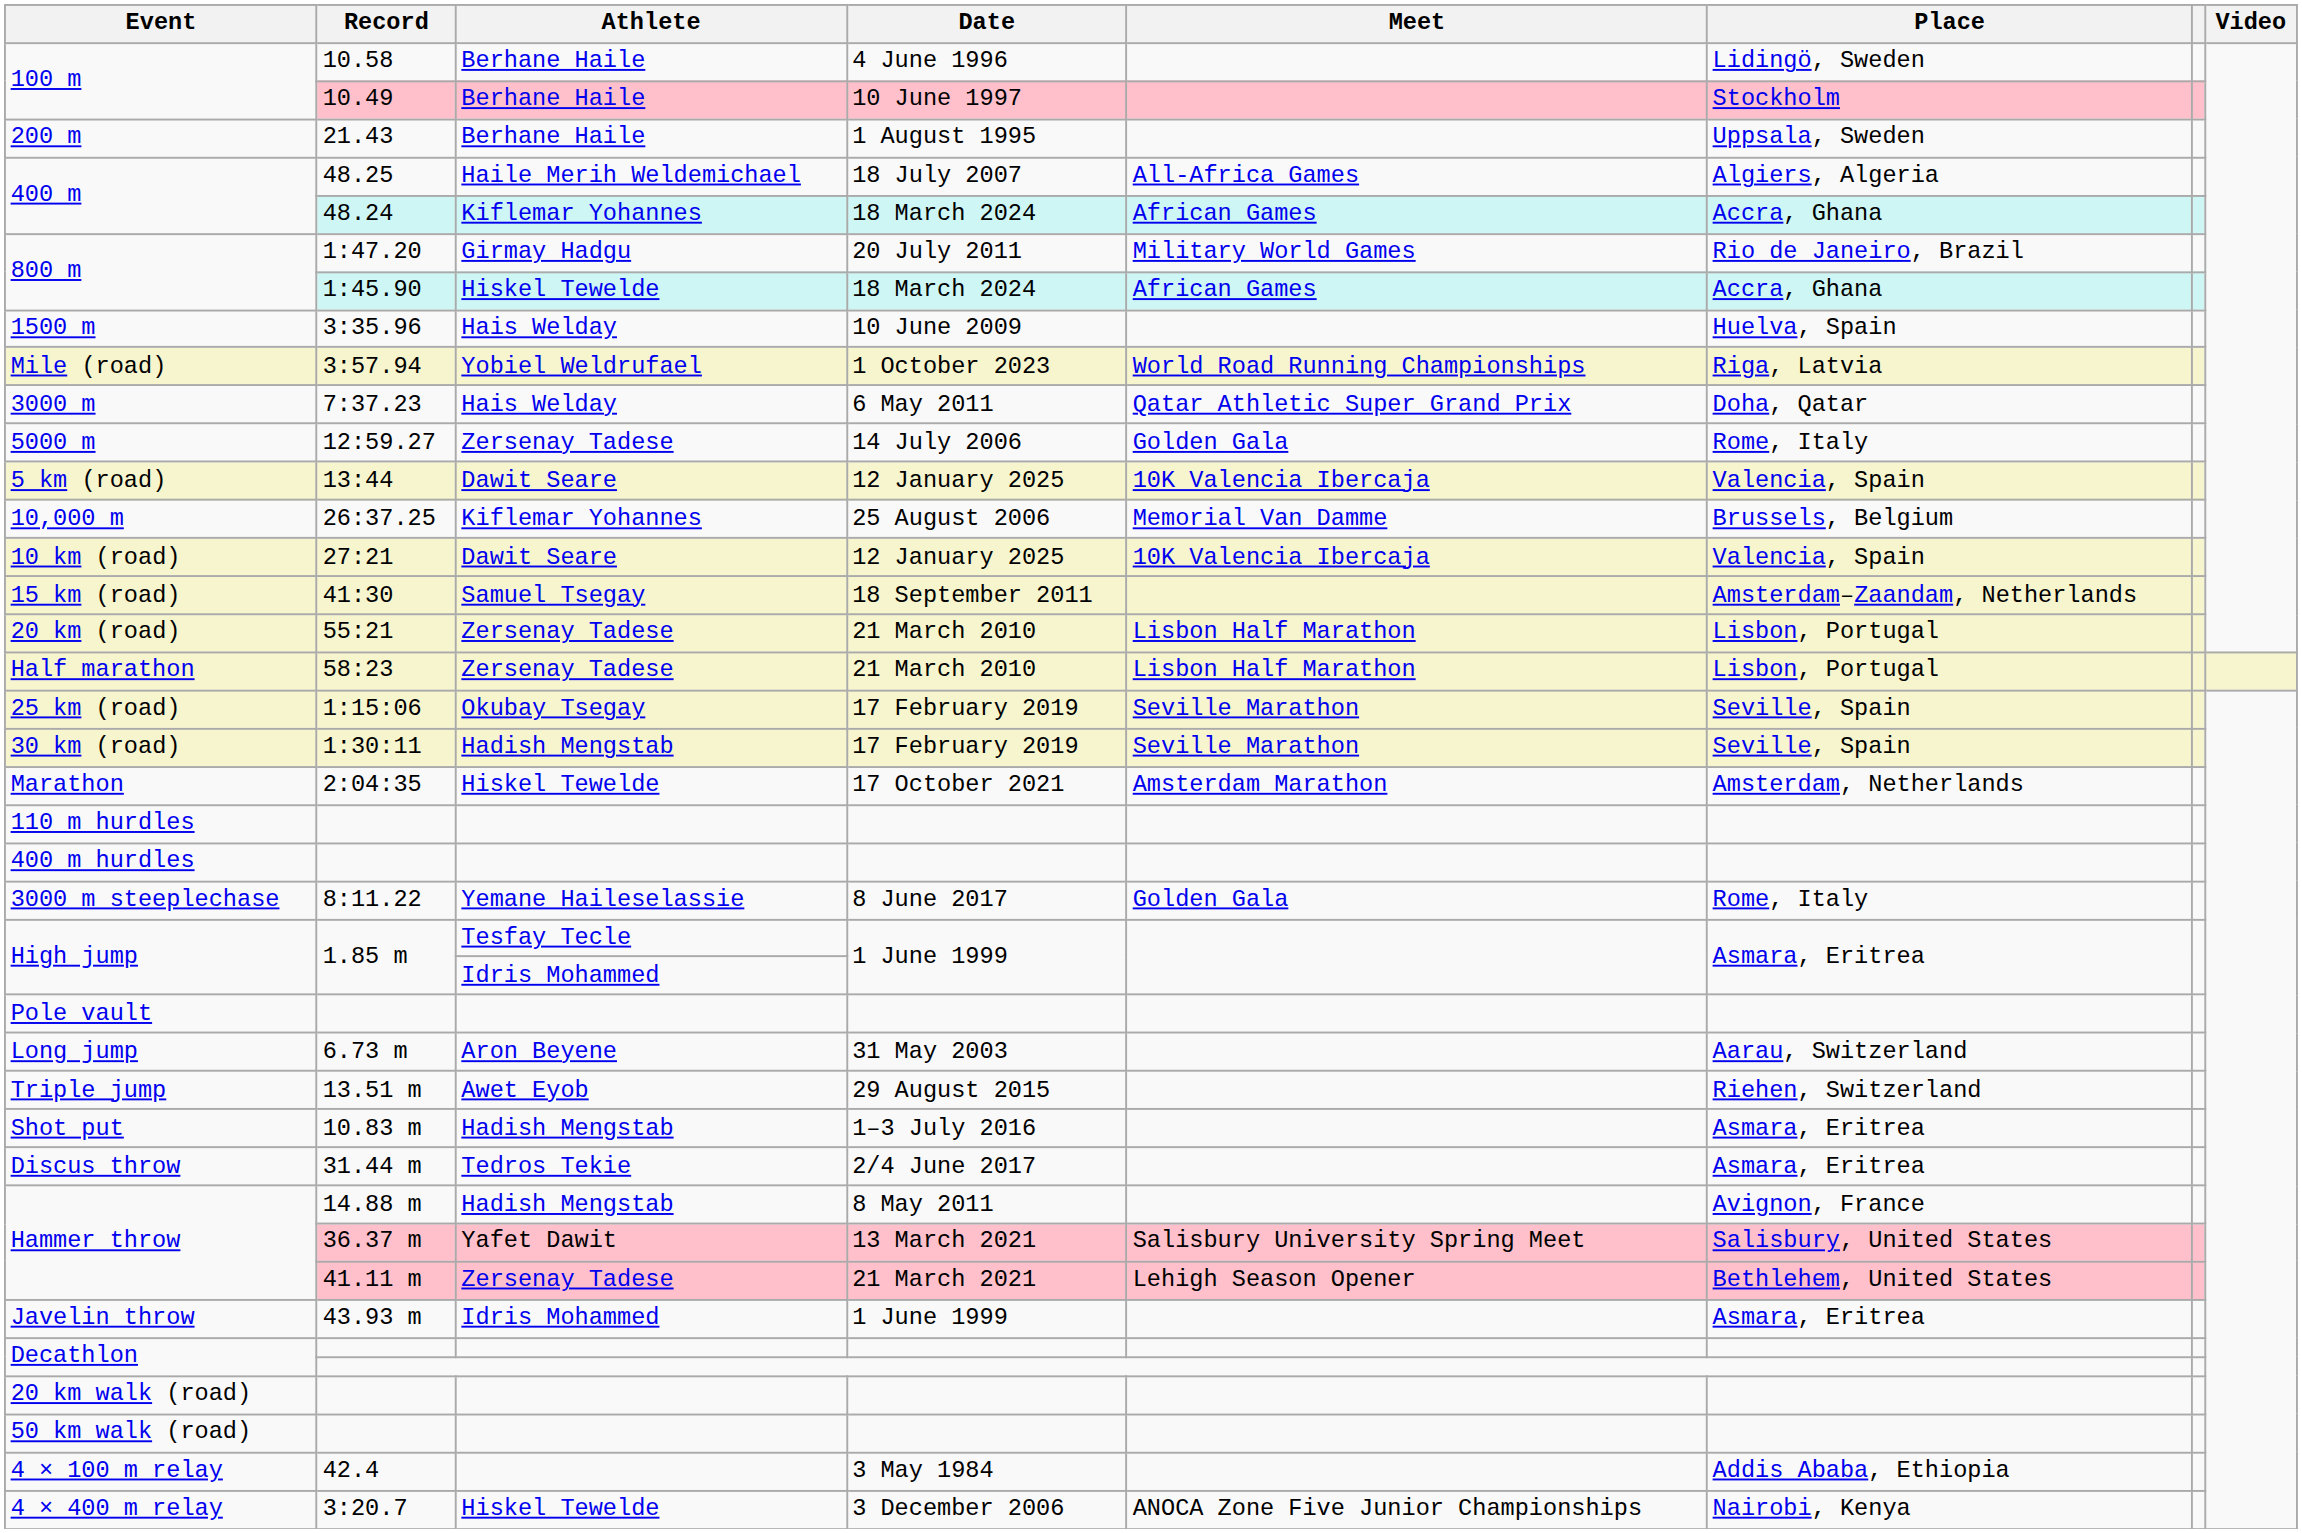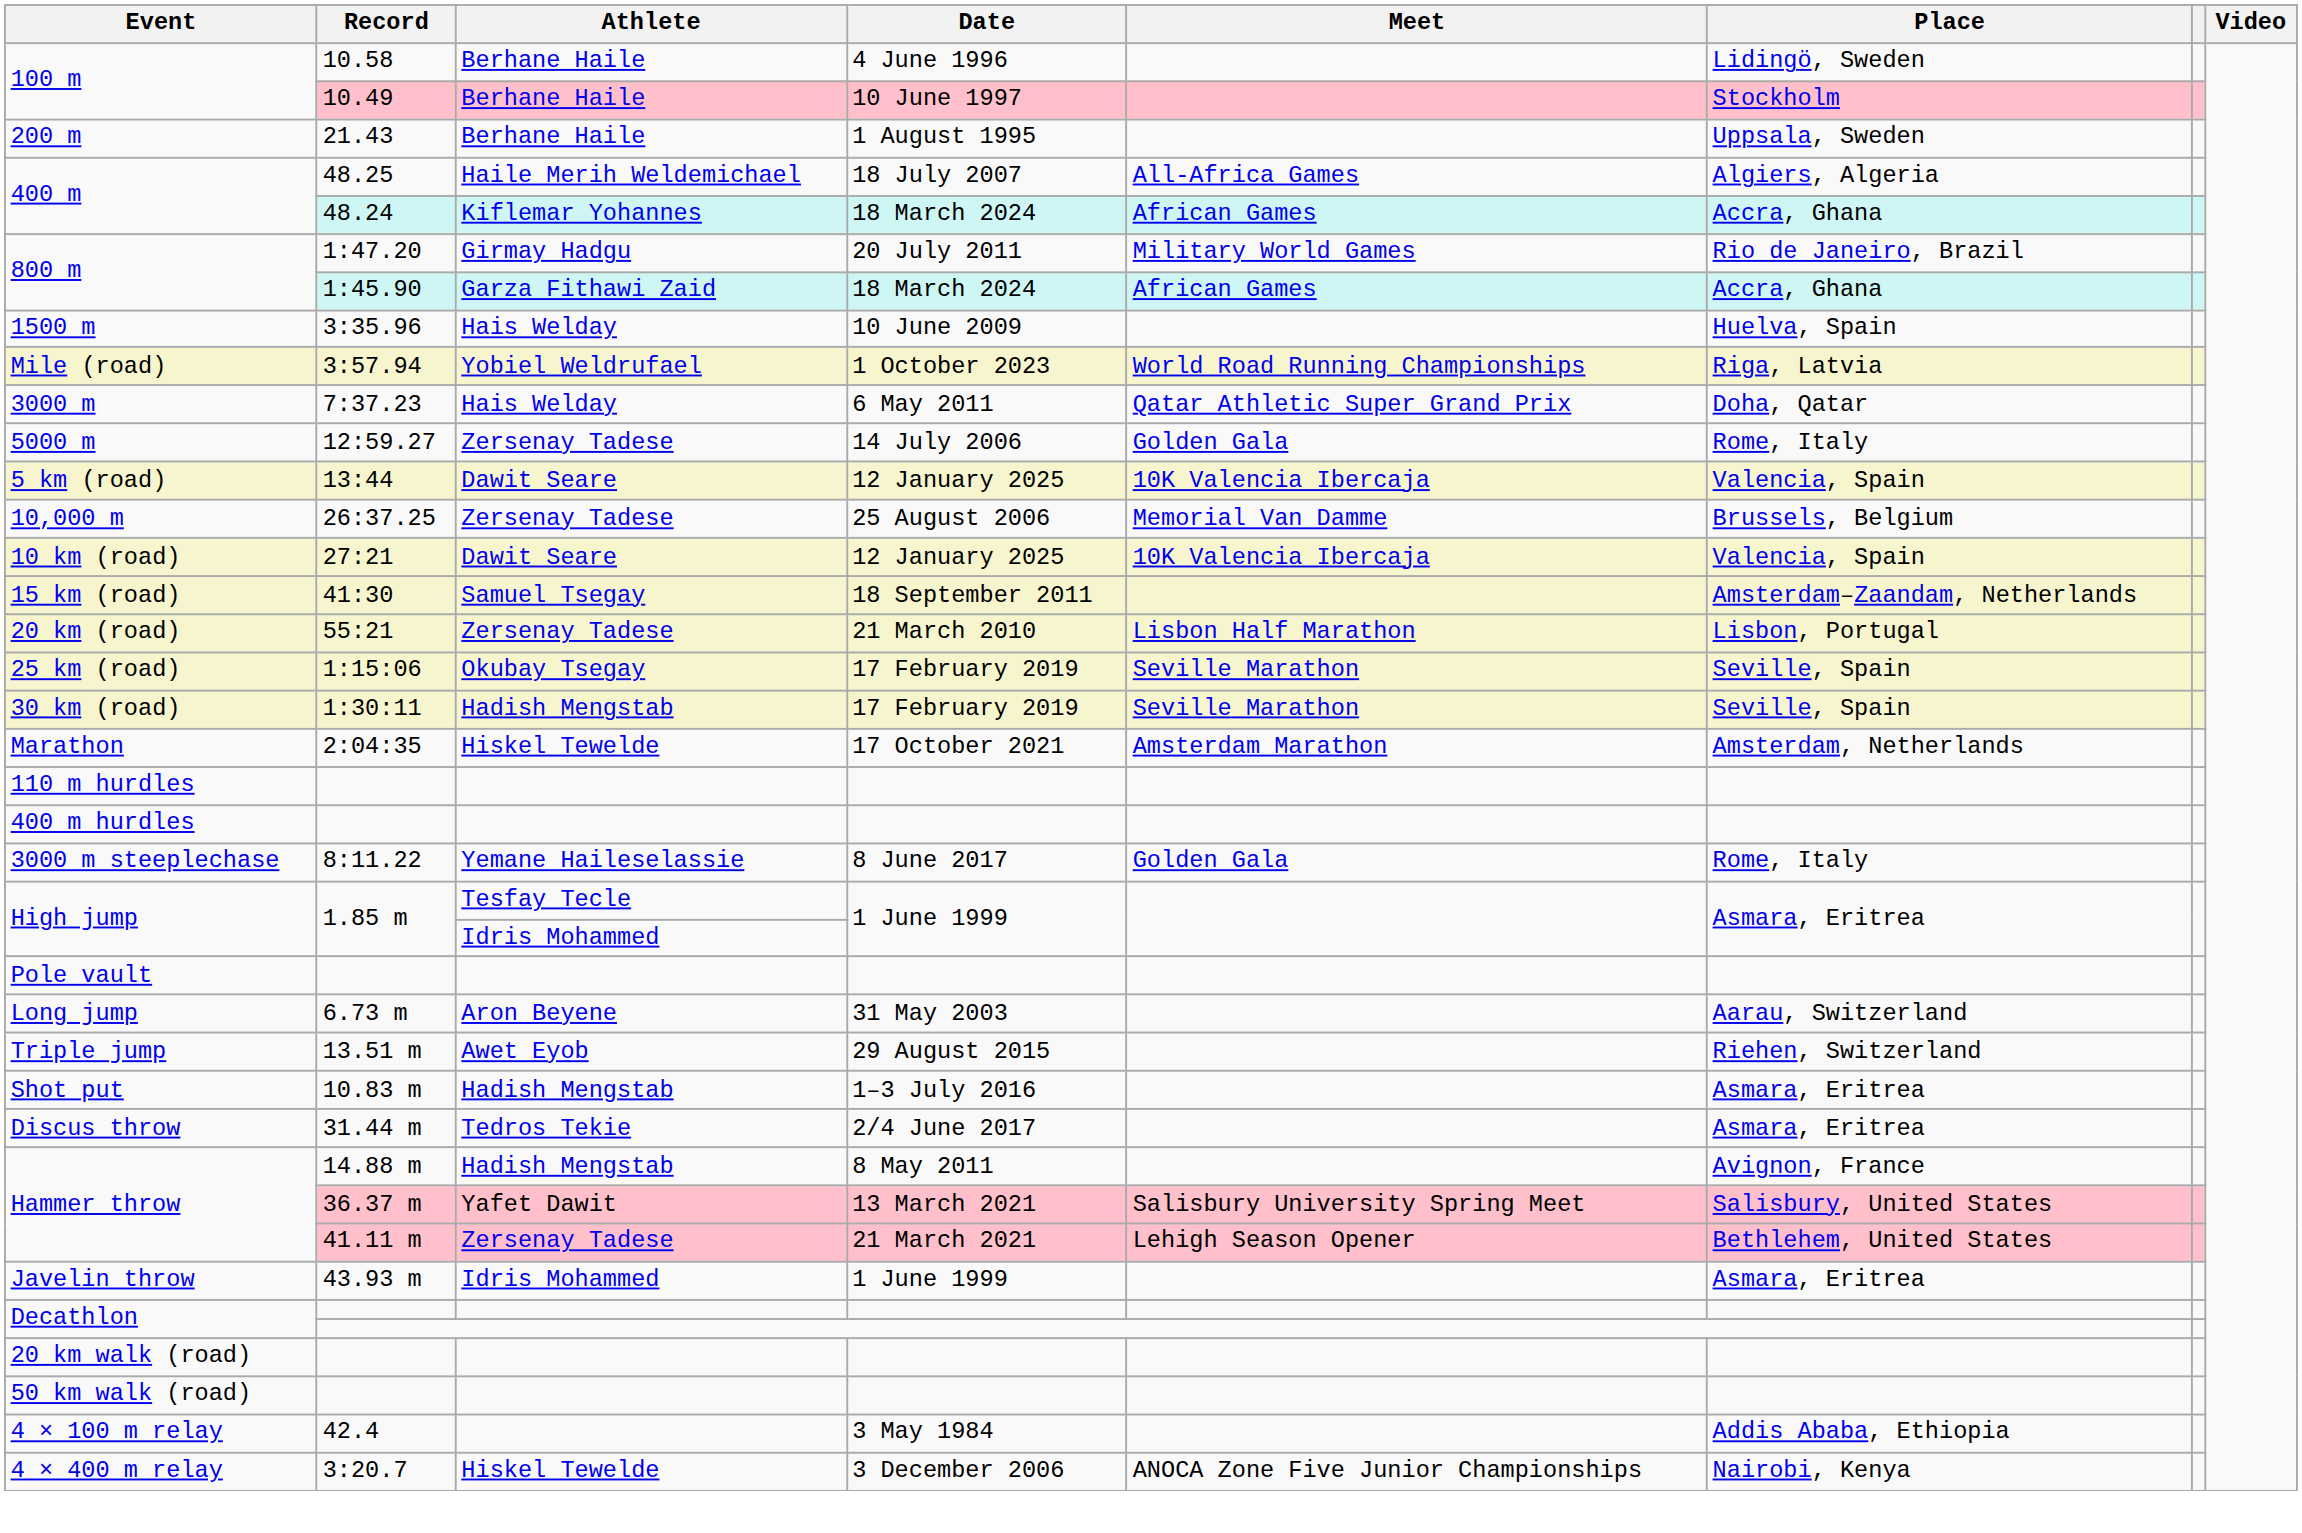(560, 291) Hiskel Tewelde -> (589, 291) Garza Fithawi Zaid
(582, 519) Kiflemar Yohannes -> (567, 519) Zersenay Tadese
- row: (103, 672)
